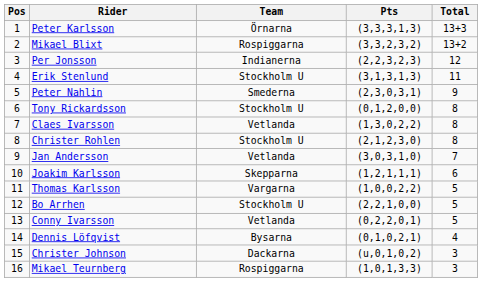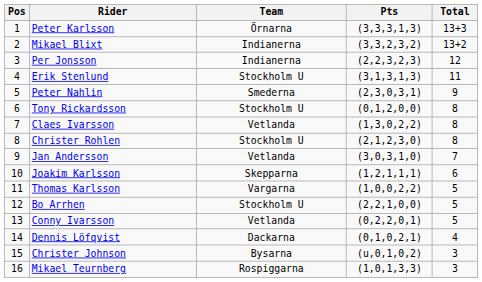(271, 45) Rospiggarna -> (271, 45) Indianerna
(271, 237) Bysarna -> (271, 237) Dackarna
(271, 253) Dackarna -> (271, 253) Bysarna
